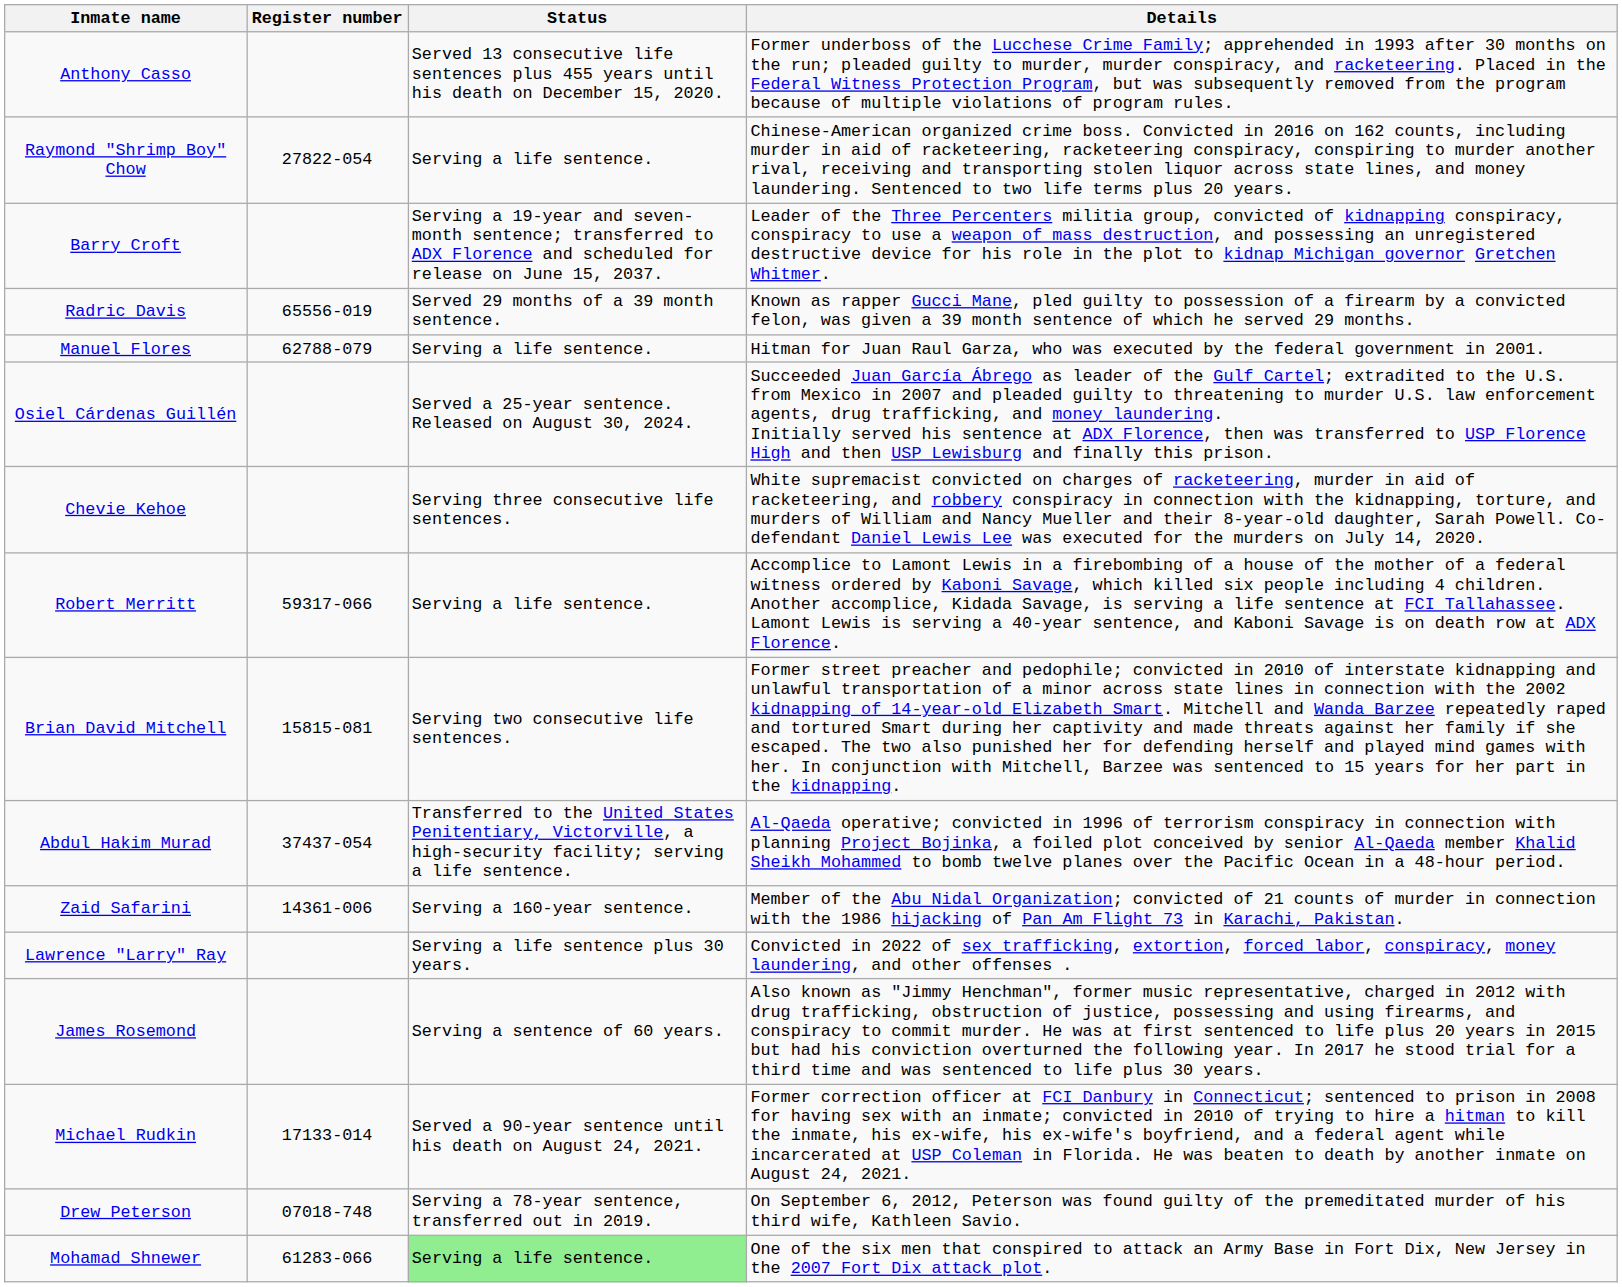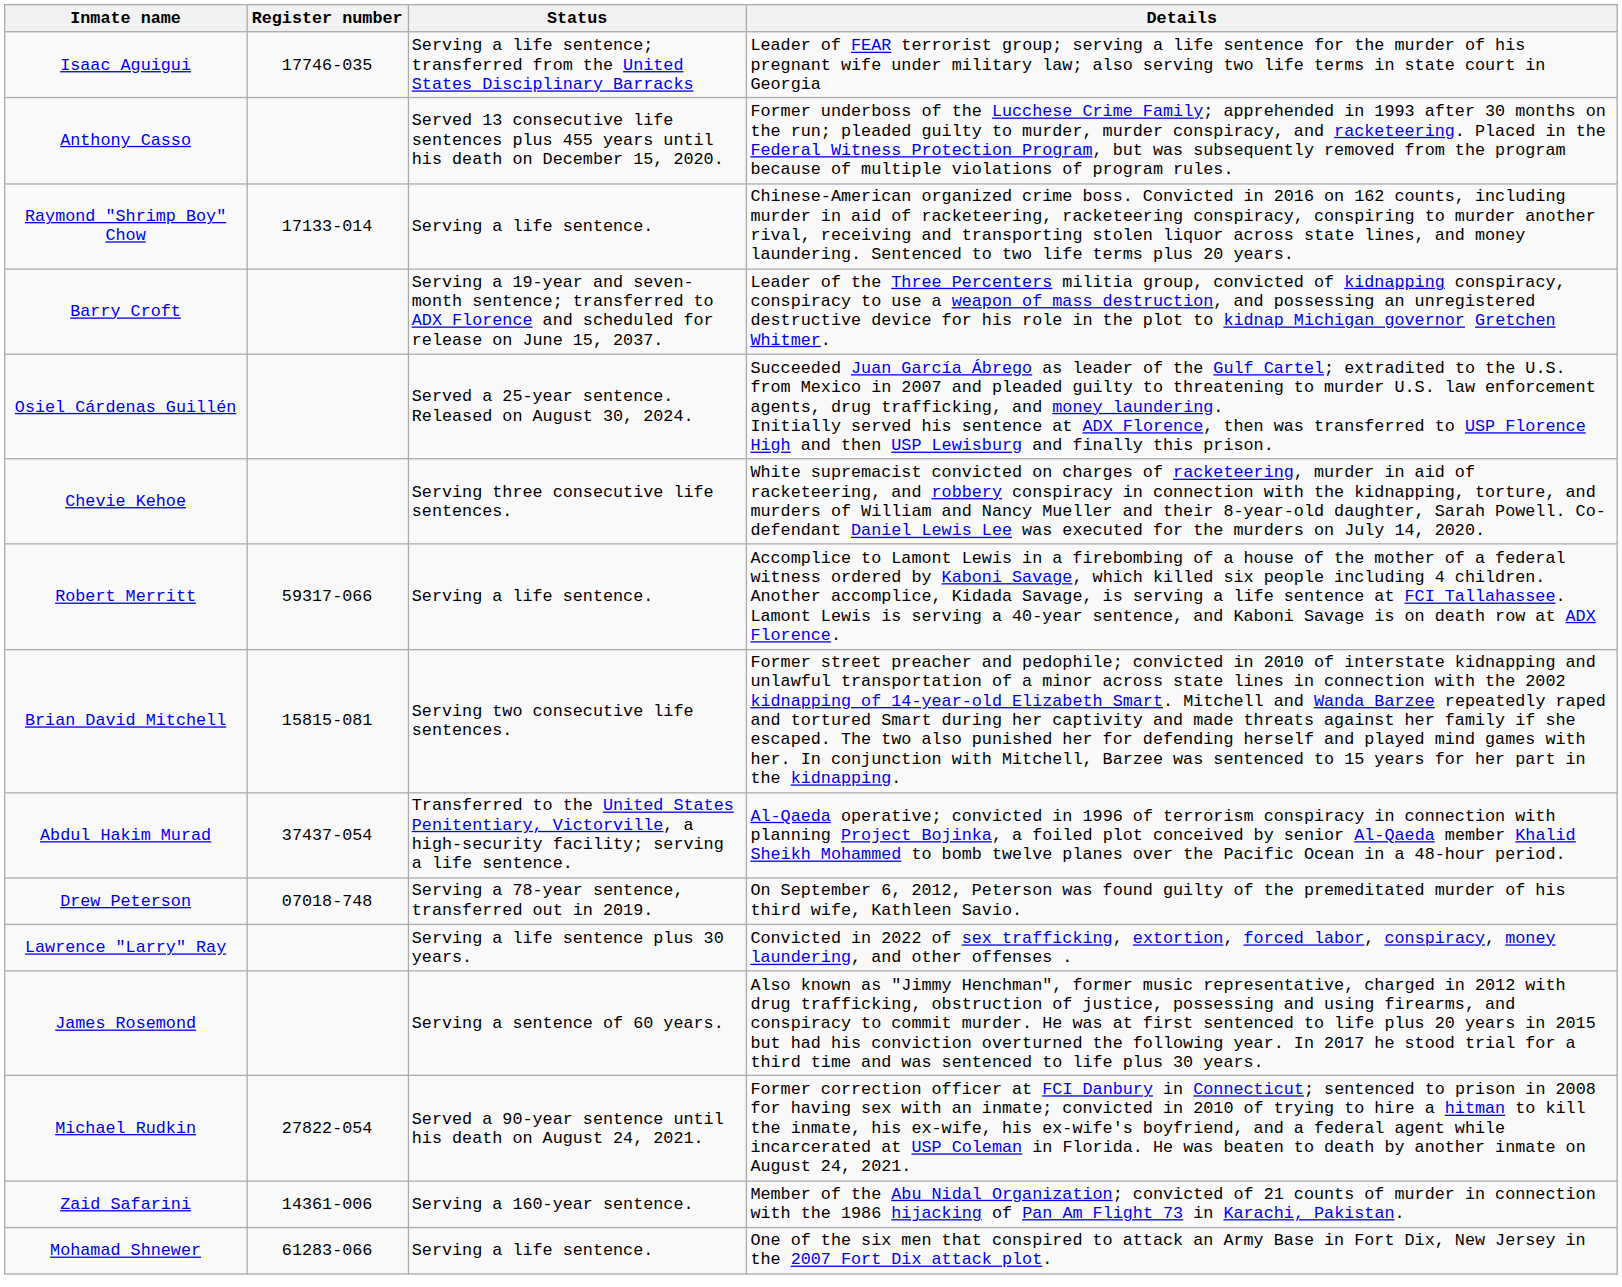+ row: (126, 65)
(327, 160) 27822-054 -> (327, 226) 17133-014
- row: (126, 311)
- row: (126, 348)
rows swapped: (126, 1212) <-> (126, 909)
(327, 1136) 17133-014 -> (327, 1128) 27822-054
(533, 1259) lightgreen background -> (533, 1251) no background
